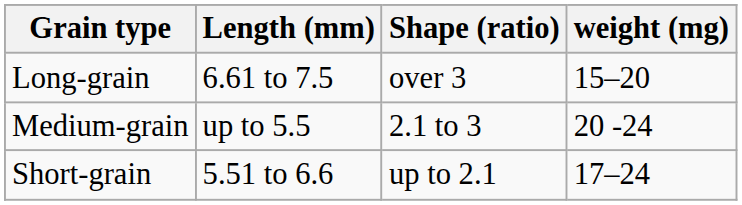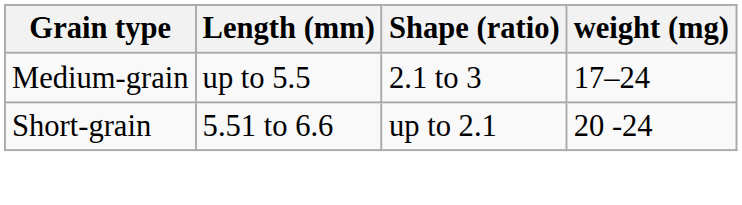- row: (81, 77)
(613, 125) 20 -24 -> (612, 77) 17–24
(612, 174) 17–24 -> (613, 125) 20 -24
